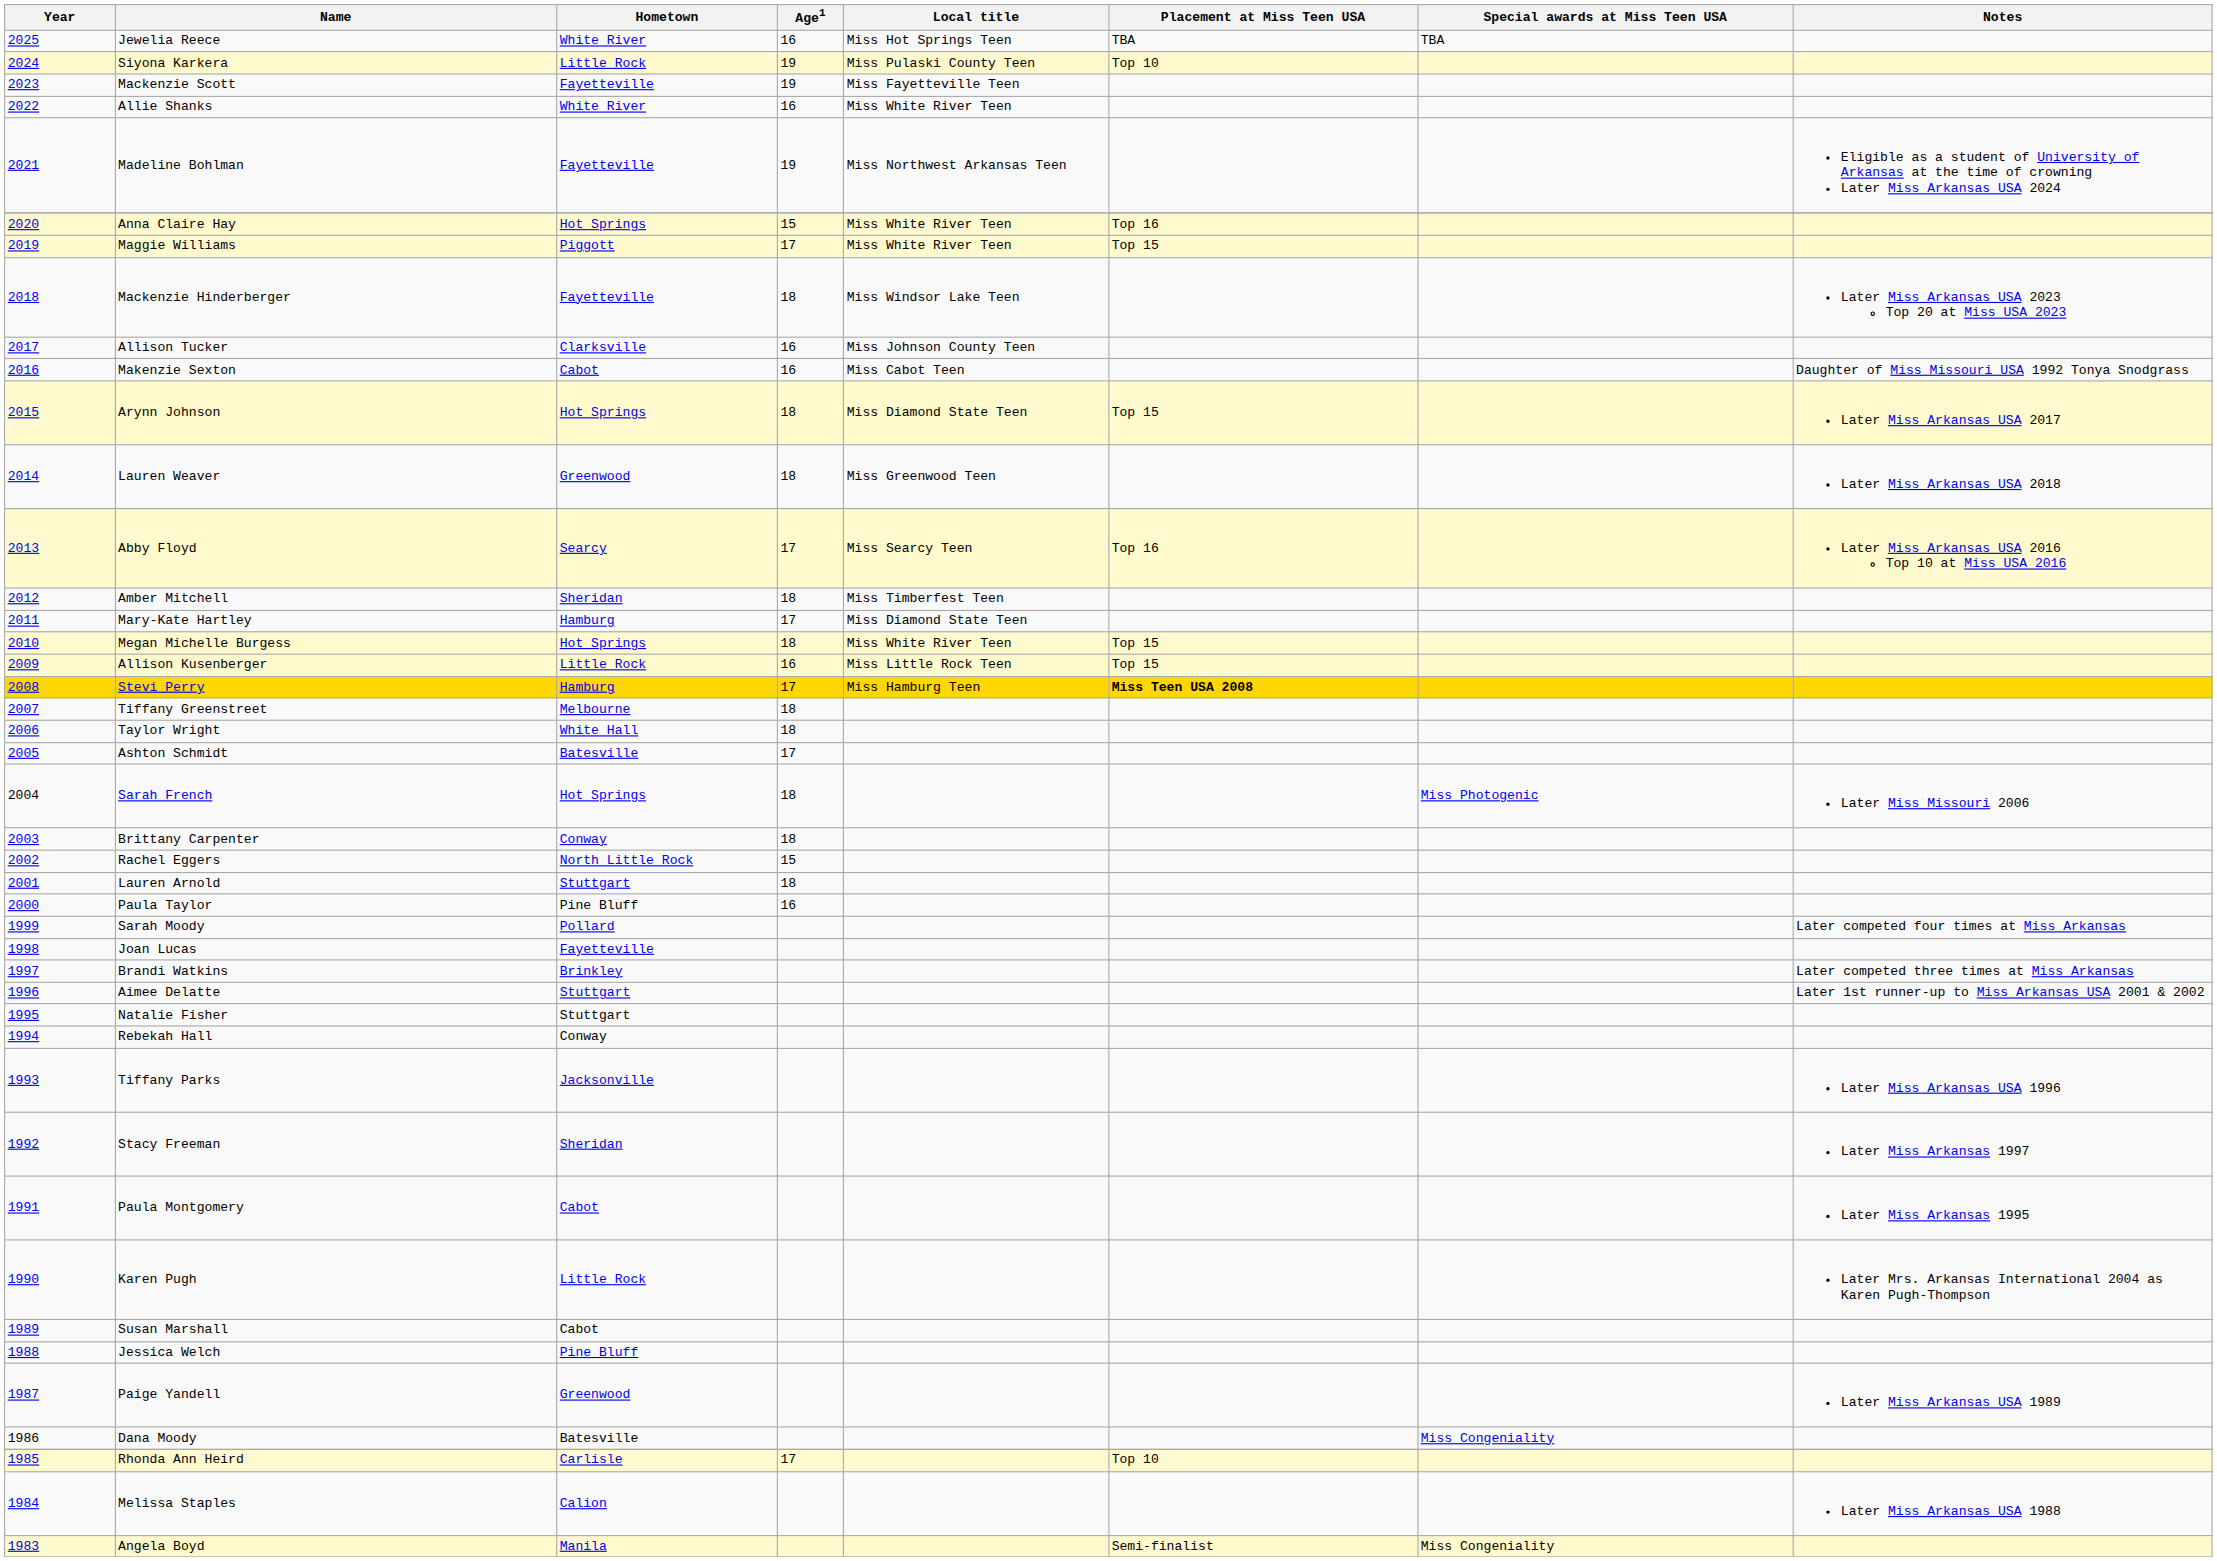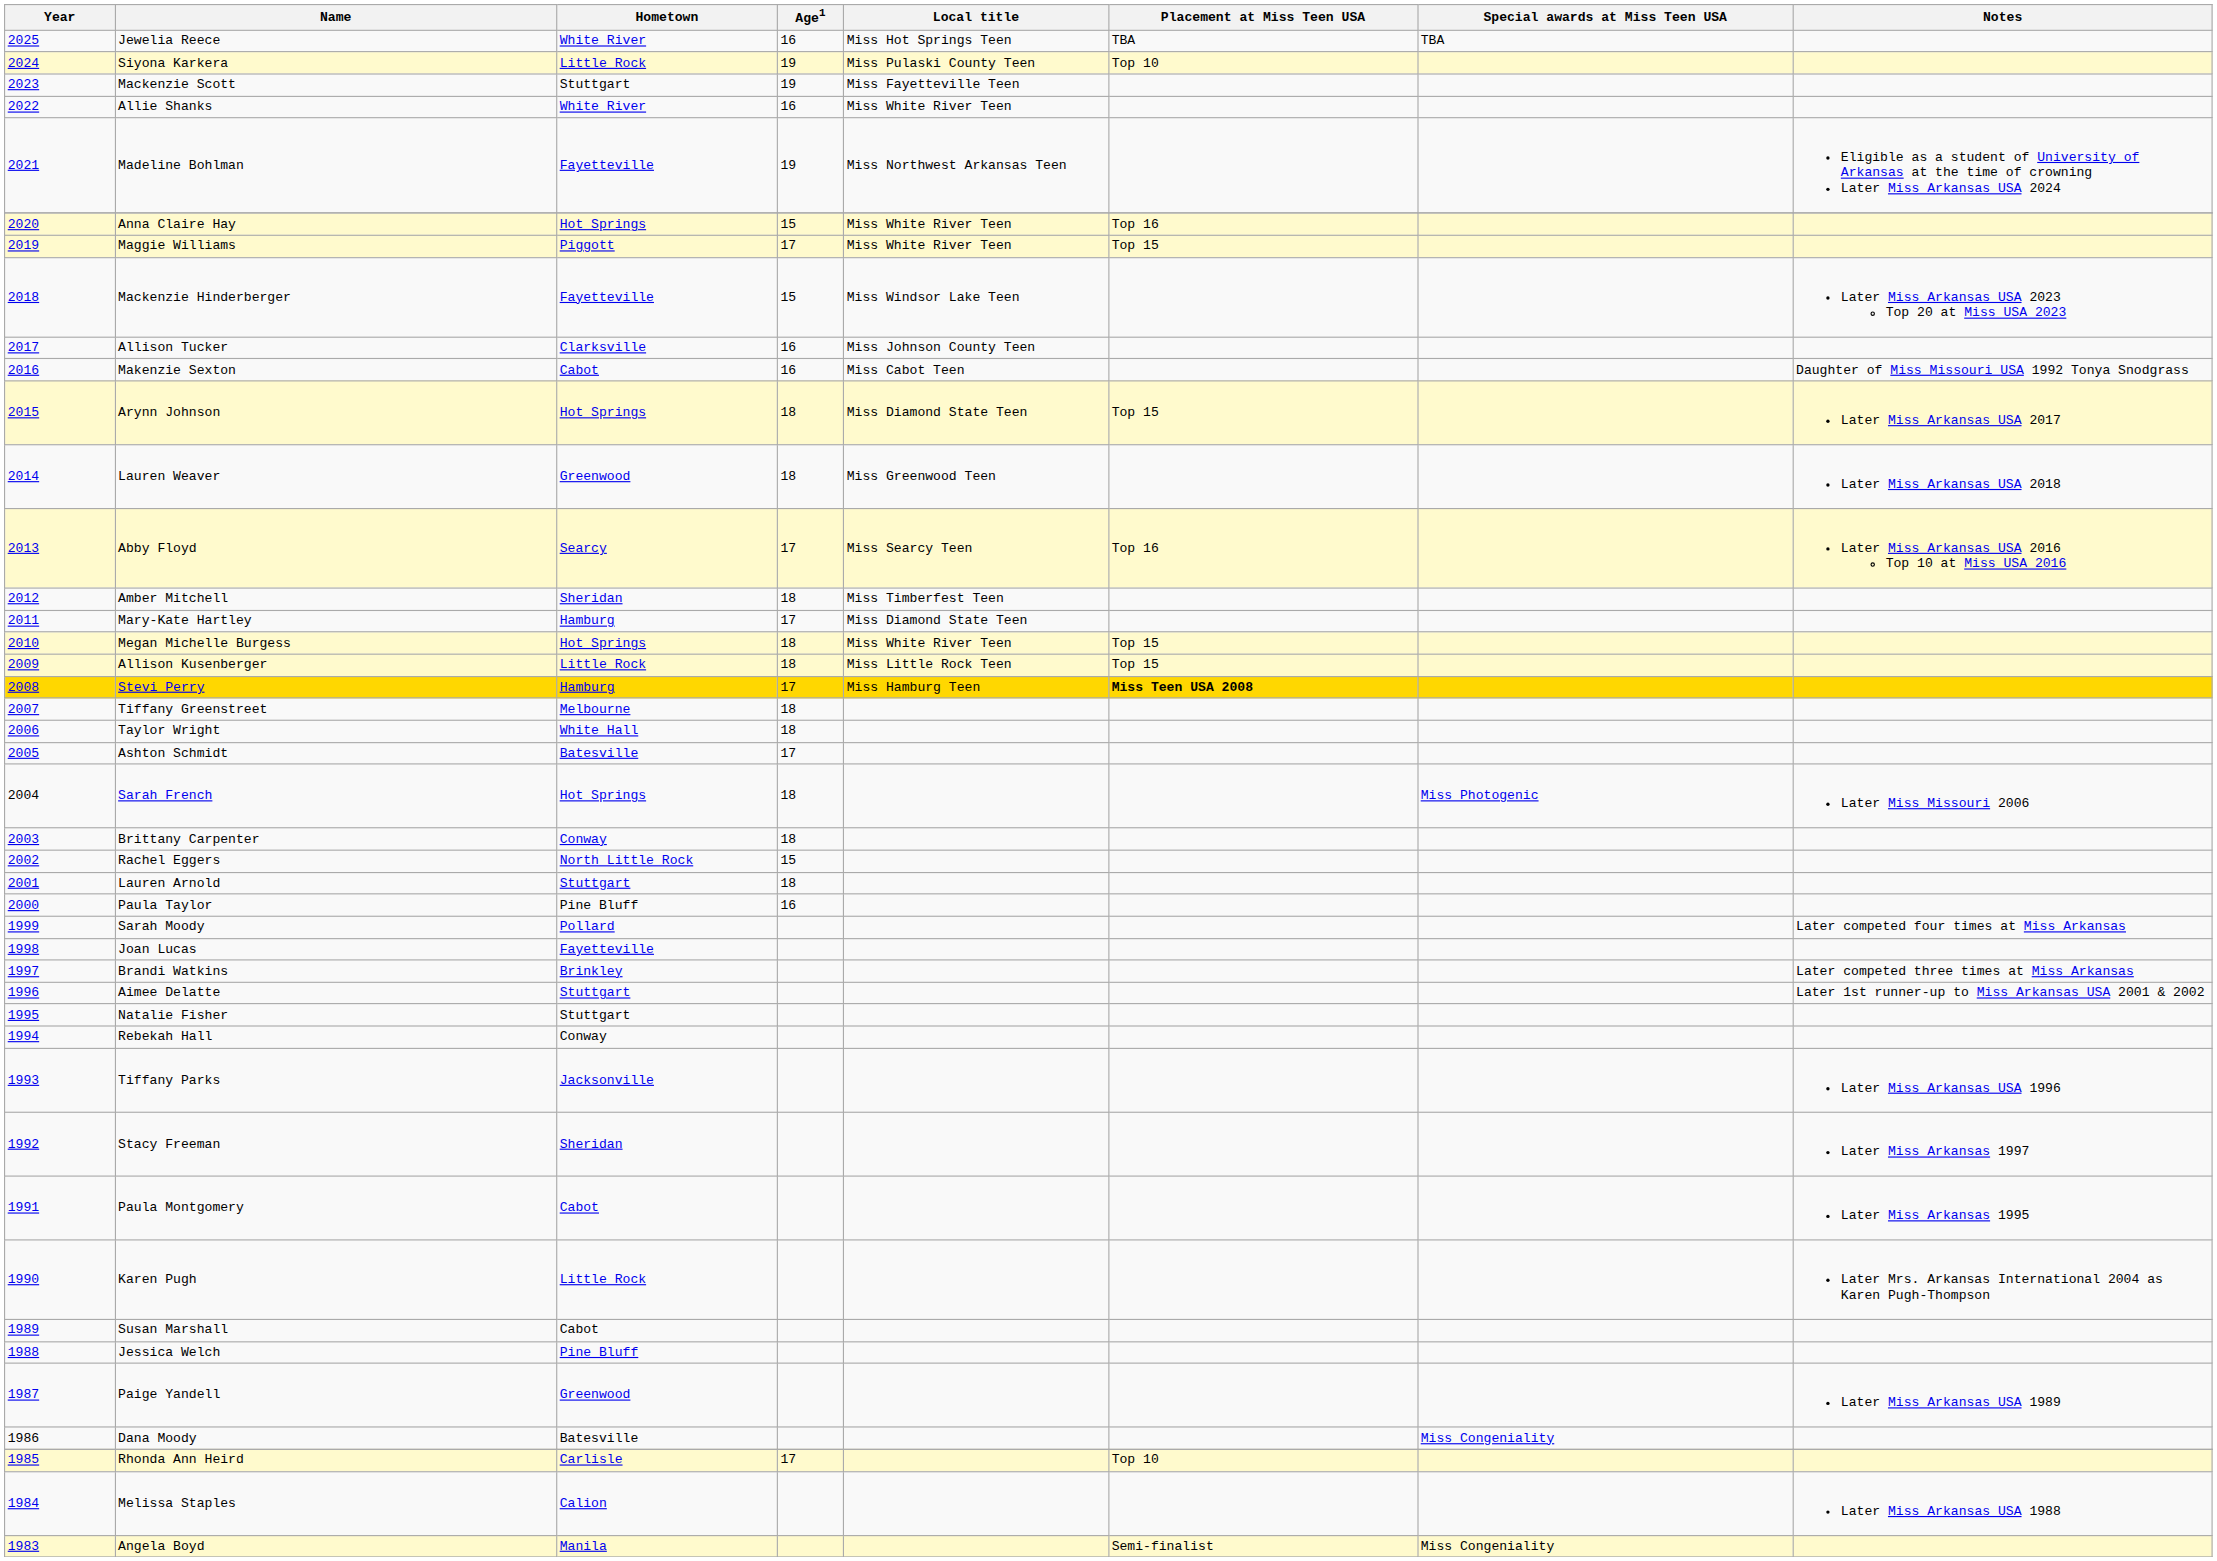(607, 85) Fayetteville -> (595, 85) Stuttgart
(788, 297) 18 -> (788, 297) 15
(788, 665) 16 -> (788, 665) 18
